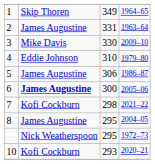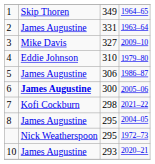(109, 43) 330 -> (109, 43) 327
(50, 151) Kofi Cockburn -> (54, 151) James Augustine
